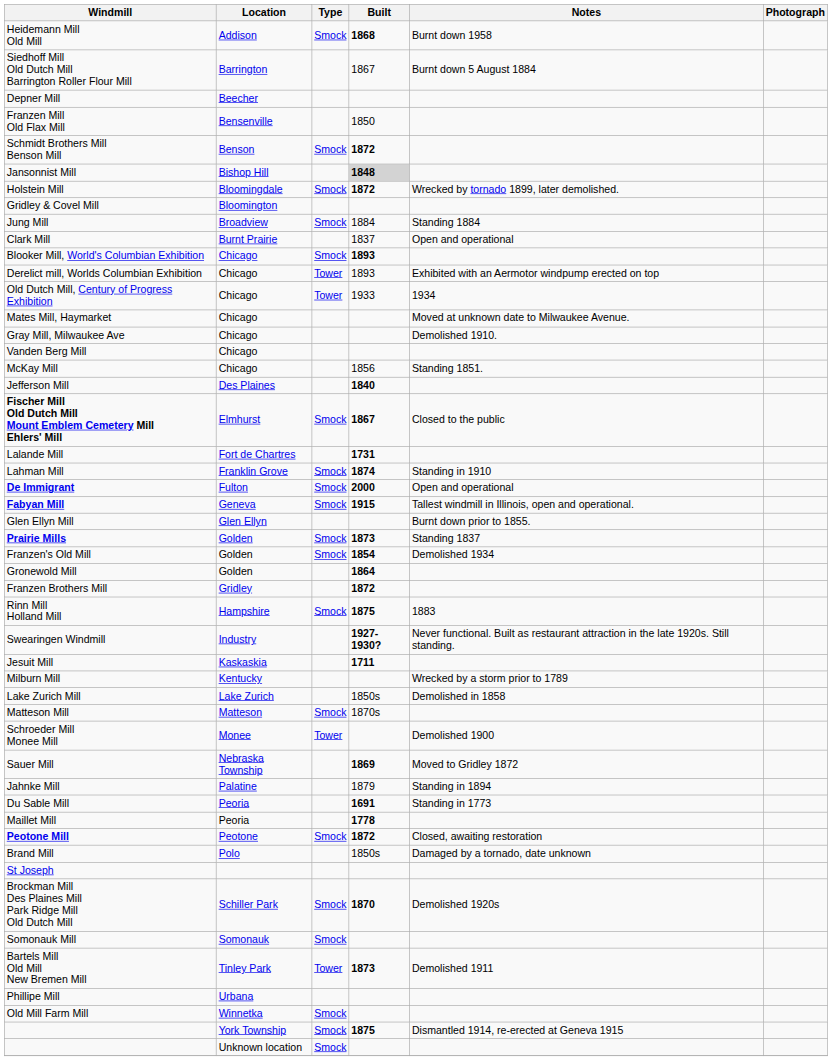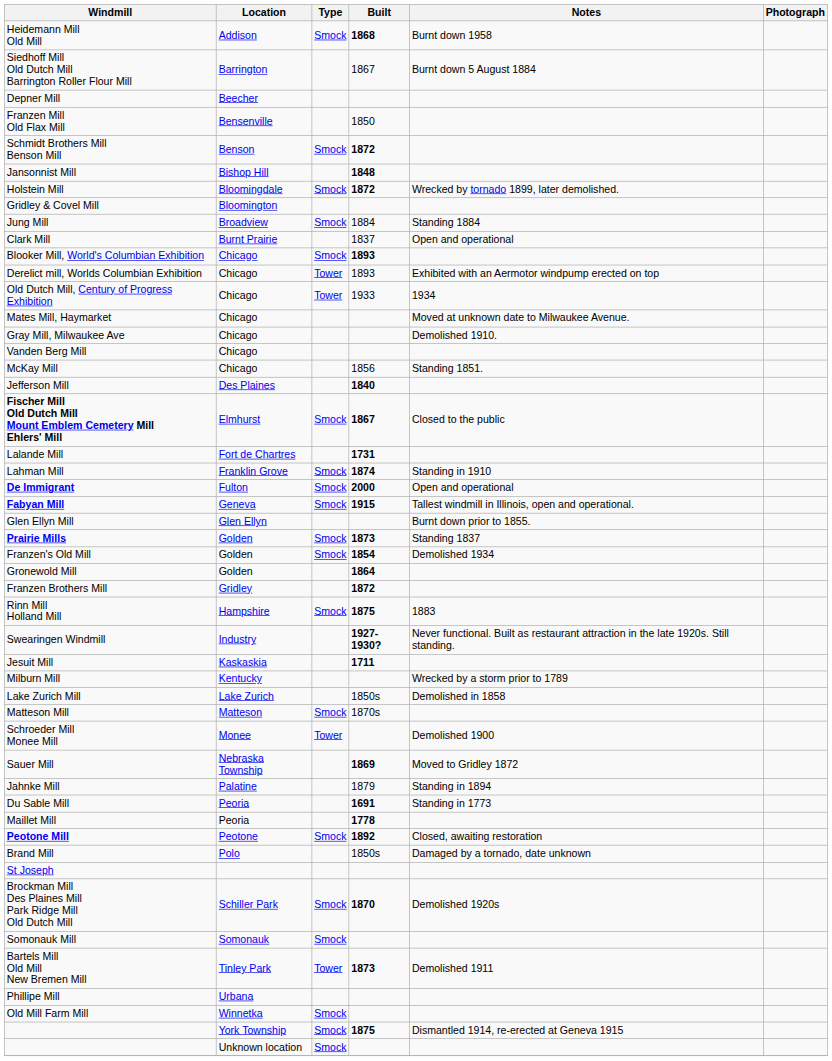(363, 172) lightgrey background -> (363, 172) no background
(363, 837) 1872 -> (363, 837) 1892
